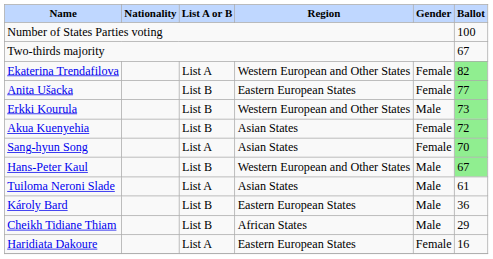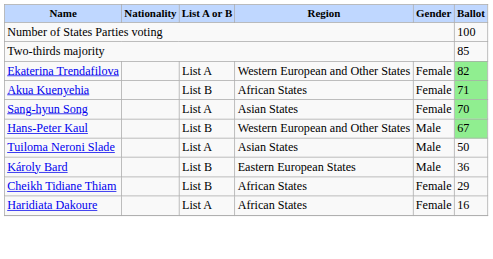(463, 51) 67 -> (463, 51) 85
- row: (40, 90)
- row: (42, 109)
(268, 128) Asian States -> (272, 90) African States
(463, 128) 72 -> (463, 90) 71
(463, 186) 61 -> (463, 147) 50
(428, 225) Male -> (434, 186) Female
(297, 244) Eastern European States -> (272, 205) African States
